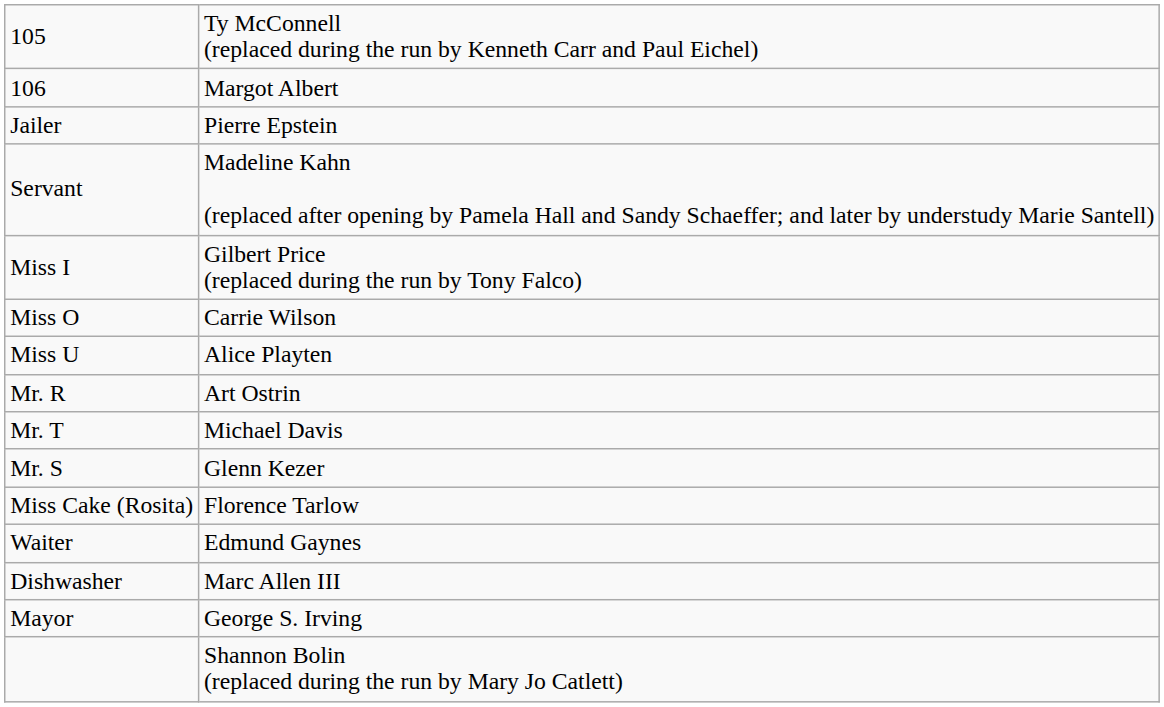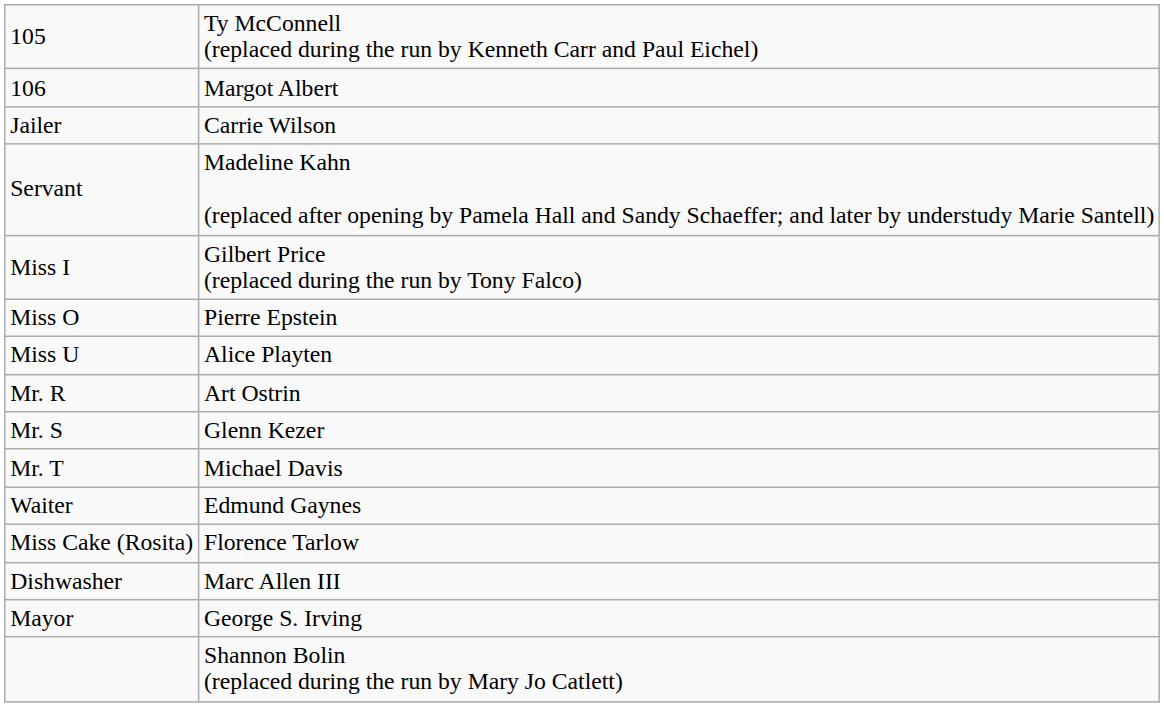(271, 125) Pierre Epstein -> (270, 125) Carrie Wilson
(270, 317) Carrie Wilson -> (271, 317) Pierre Epstein
rows swapped: (37, 467) <-> (37, 430)
rows swapped: (102, 505) <-> (41, 542)
